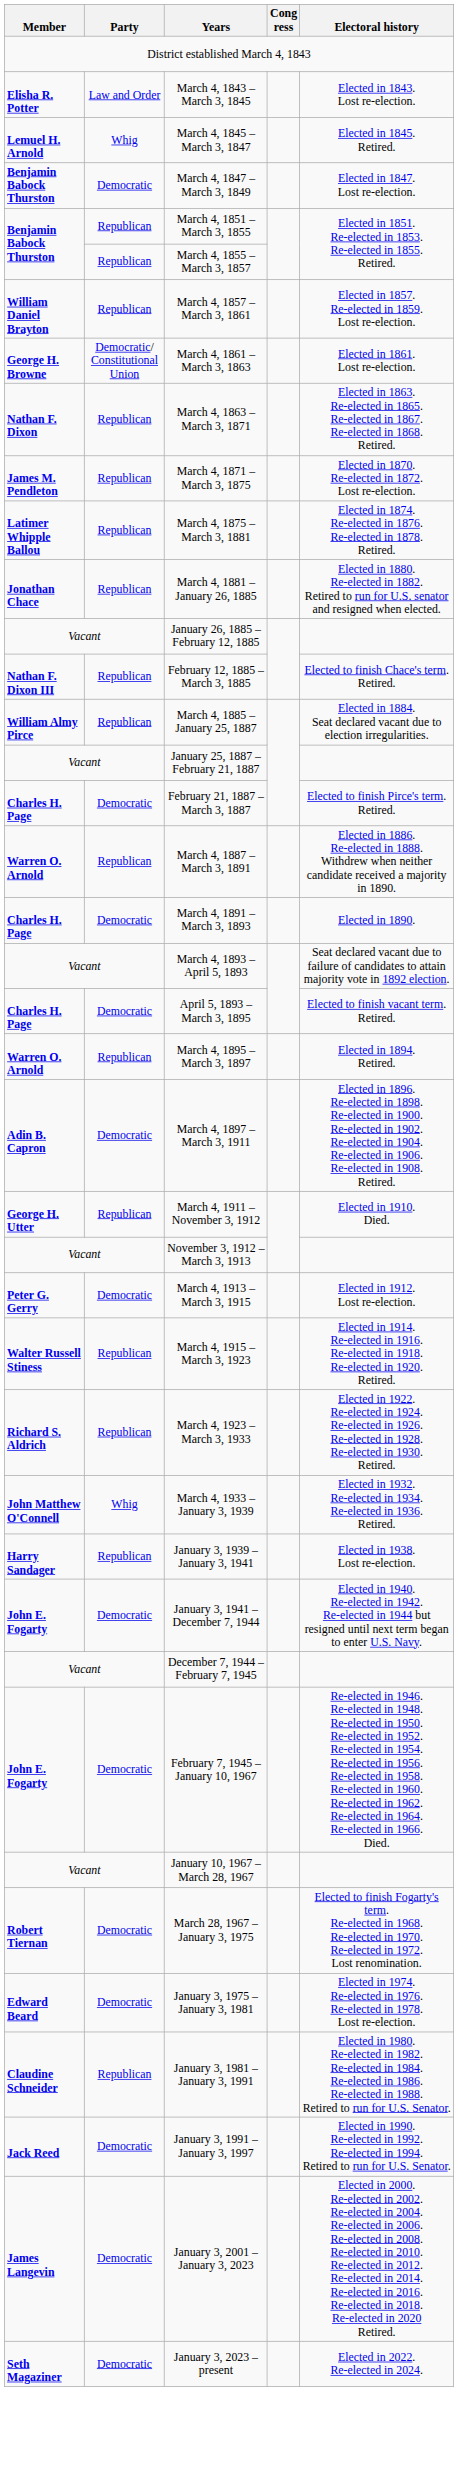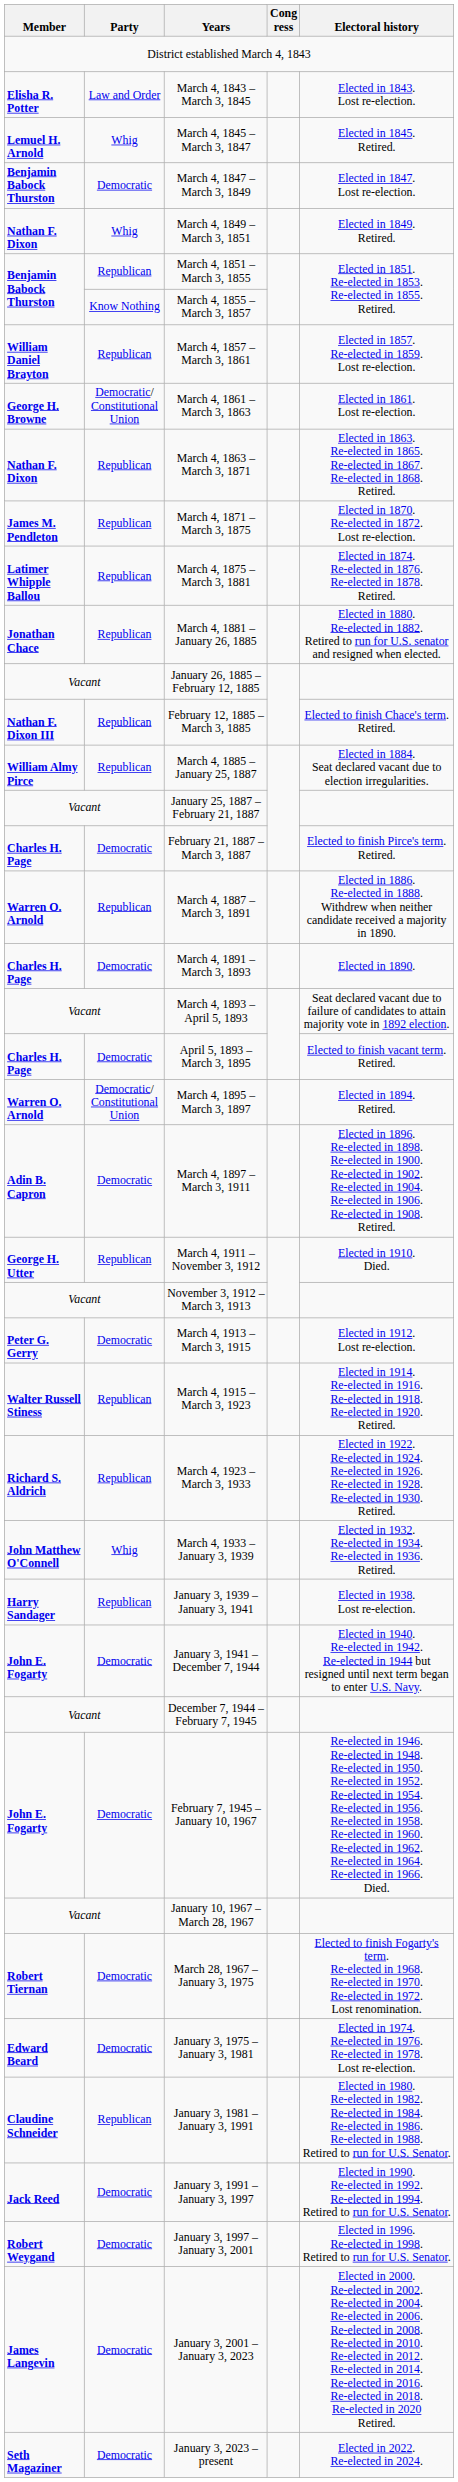+ row: (216, 231)
(124, 261) Republican -> (124, 307) Know Nothing
(124, 1056) Republican -> (124, 1102) Democratic/ Constitutional Union
+ row: (216, 2244)
